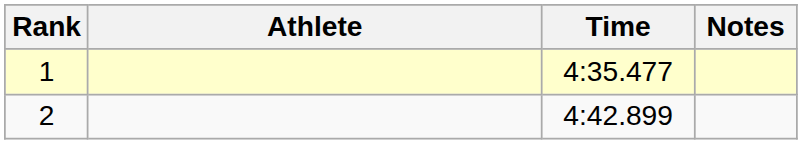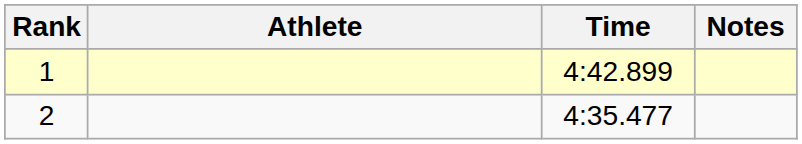(618, 71) 4:35.477 -> (618, 71) 4:42.899
(618, 116) 4:42.899 -> (618, 116) 4:35.477
